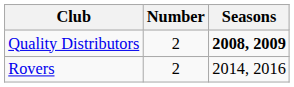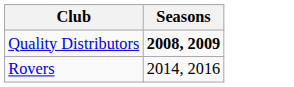- column: (176, 17)
